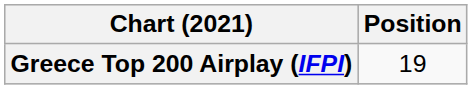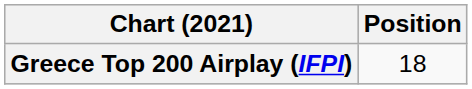(413, 63) 19 -> (413, 63) 18
